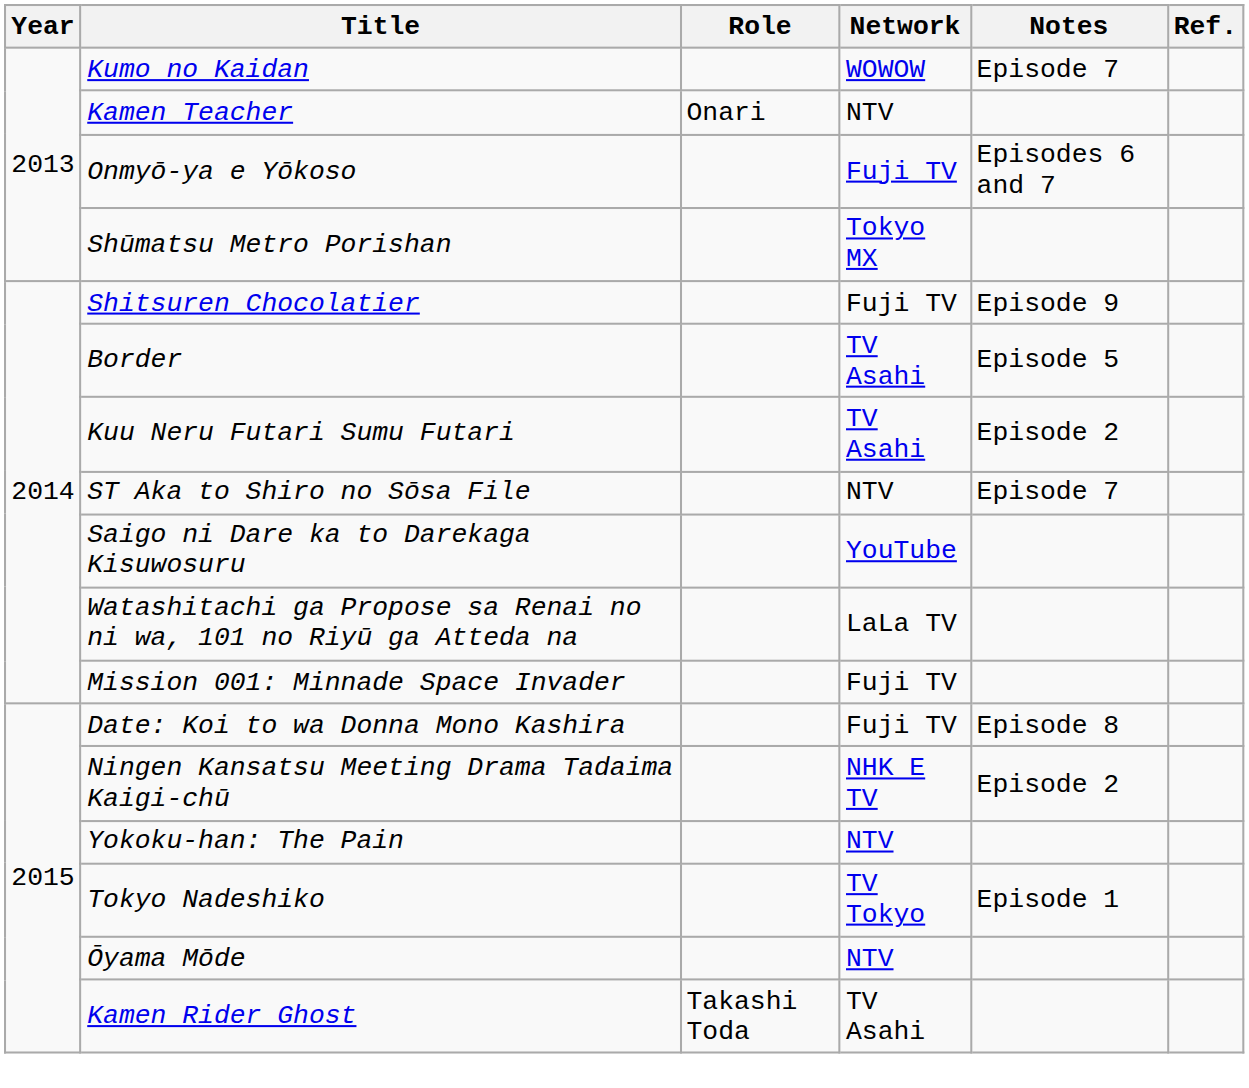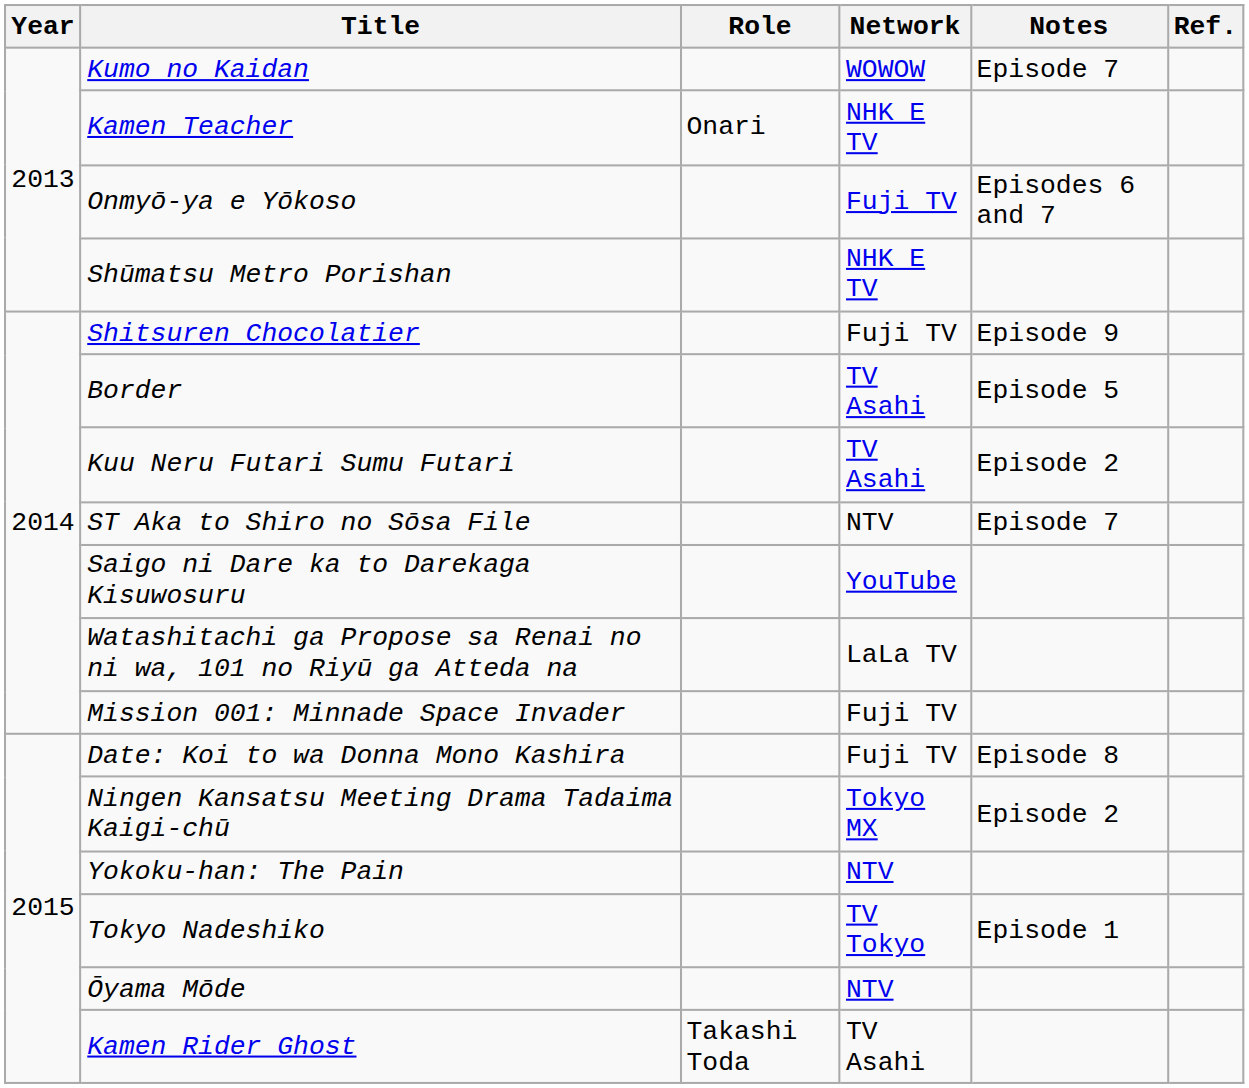(870, 113) NTV -> (886, 128) NHK E TV
(886, 244) Tokyo MX -> (886, 275) NHK E TV
(886, 784) NHK E TV -> (886, 814) Tokyo MX
